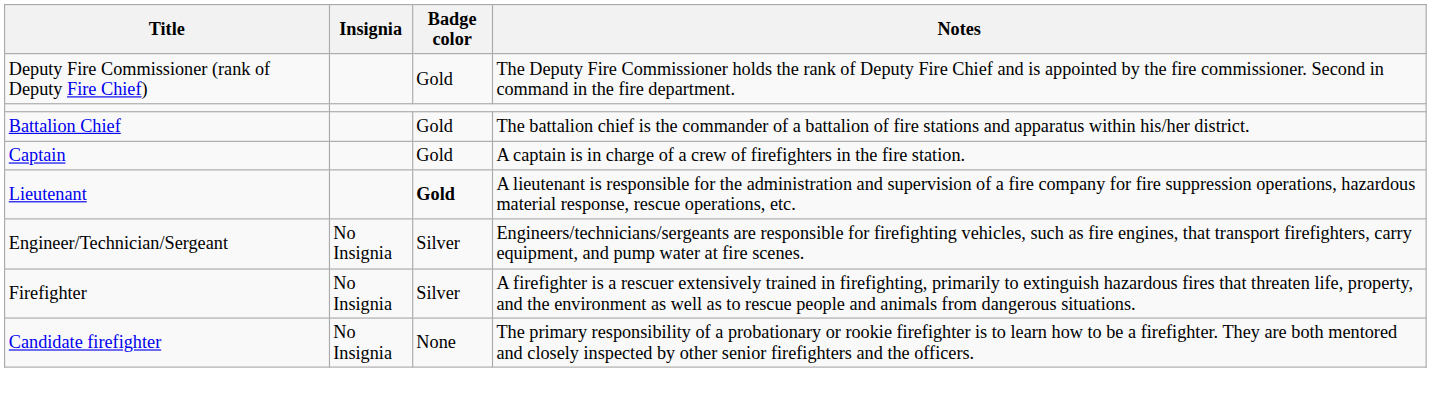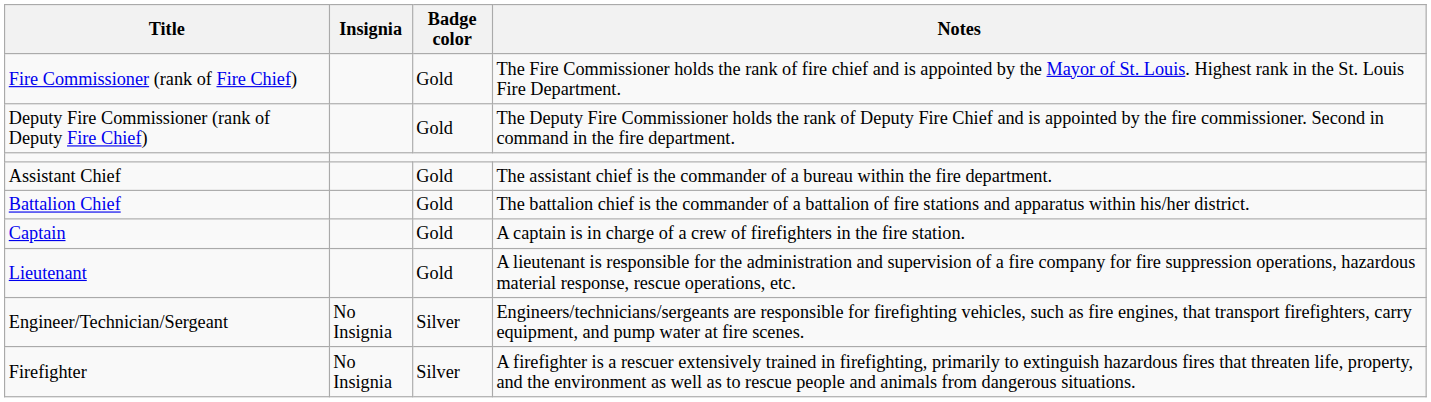+ row: (153, 78)
+ row: (65, 175)
(436, 194) bold -> (435, 272) normal
- row: (85, 342)
